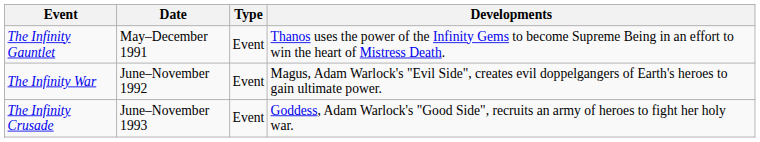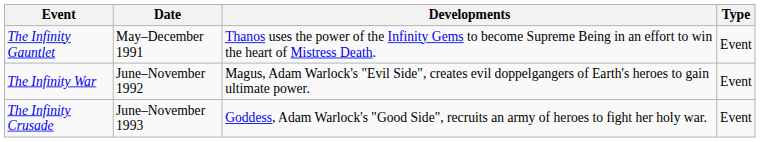columns swapped: (248, 15) <-> (511, 15)
